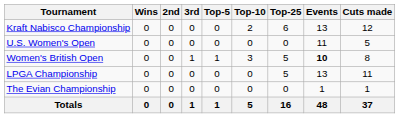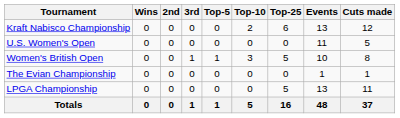(322, 58) bold -> (322, 58) normal
rows swapped: (52, 74) <-> (61, 89)
